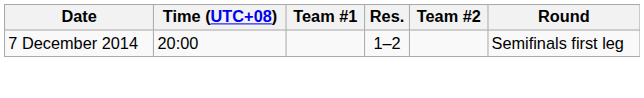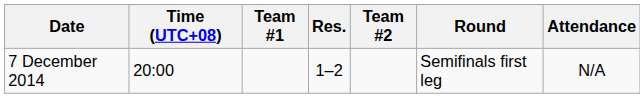+ column: (592, 26)
